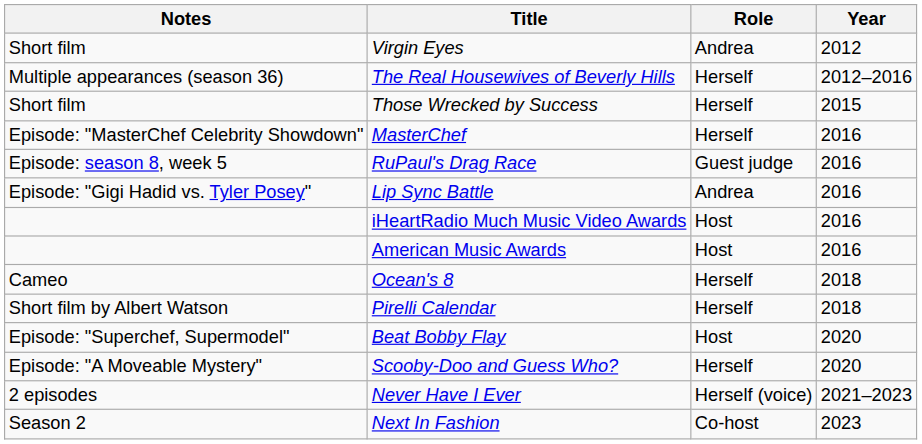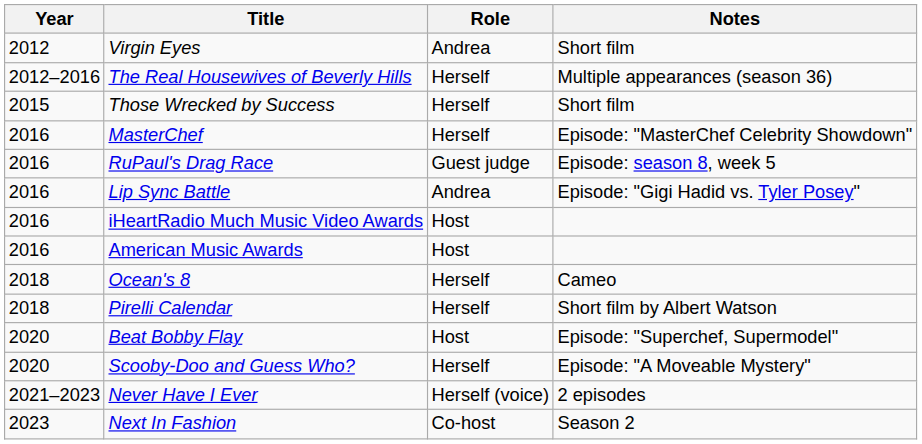columns swapped: (866, 18) <-> (186, 18)
